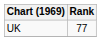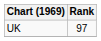(82, 28) 77 -> (82, 28) 97
